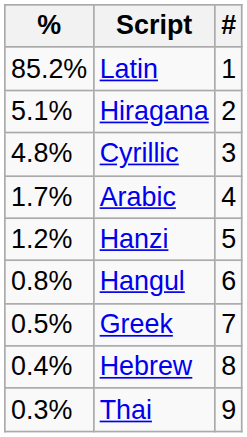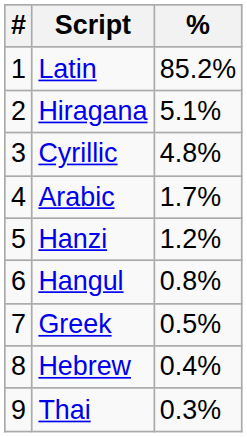columns swapped: (229, 25) <-> (49, 25)
